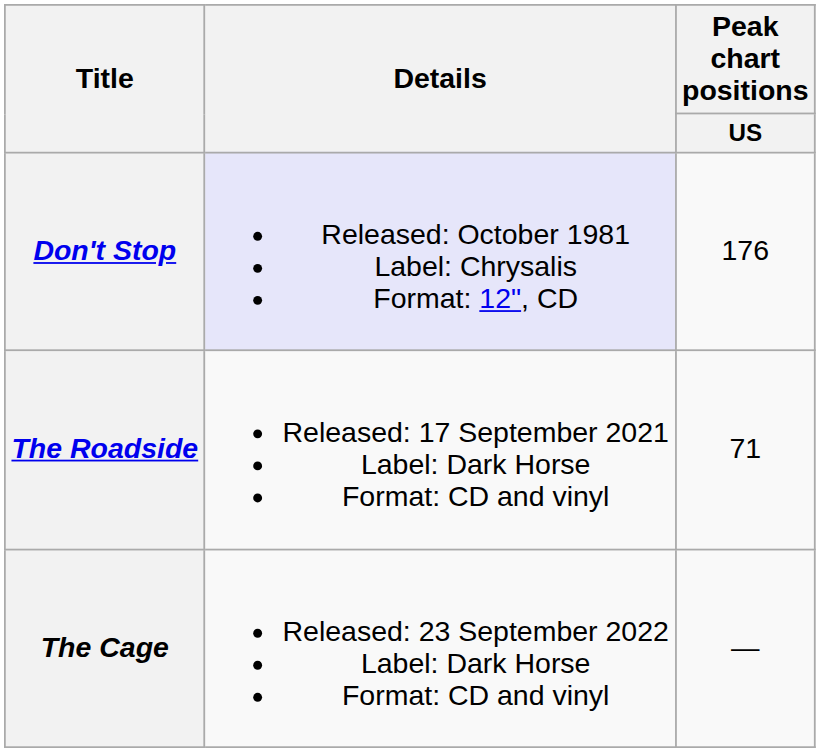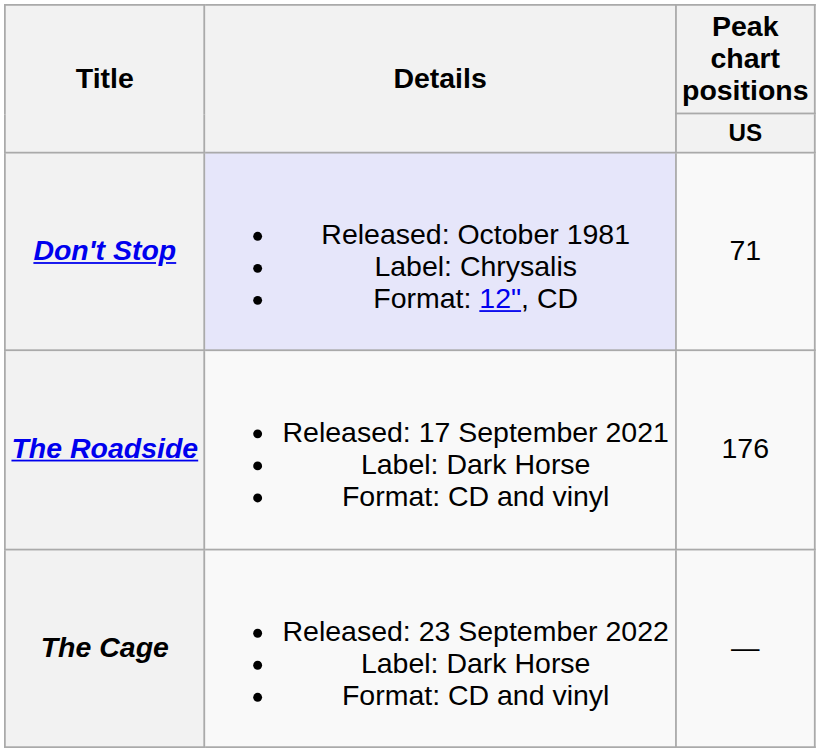(745, 251) 176 -> (745, 251) 71
(745, 449) 71 -> (745, 449) 176
